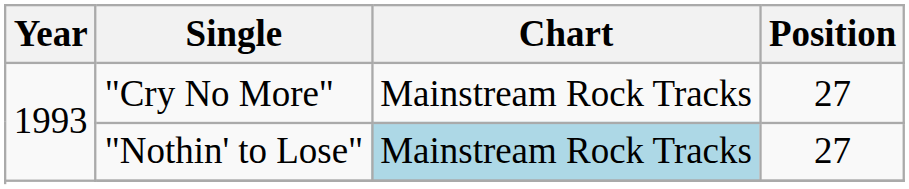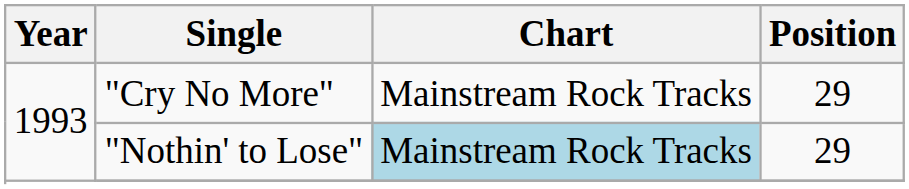(833, 92) 27 -> (833, 92) 29
(833, 151) 27 -> (833, 151) 29
